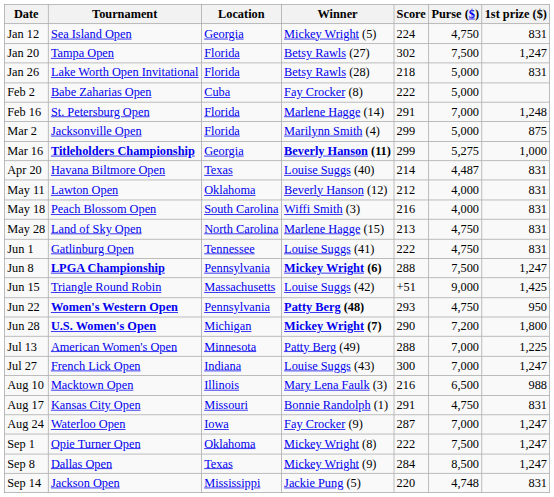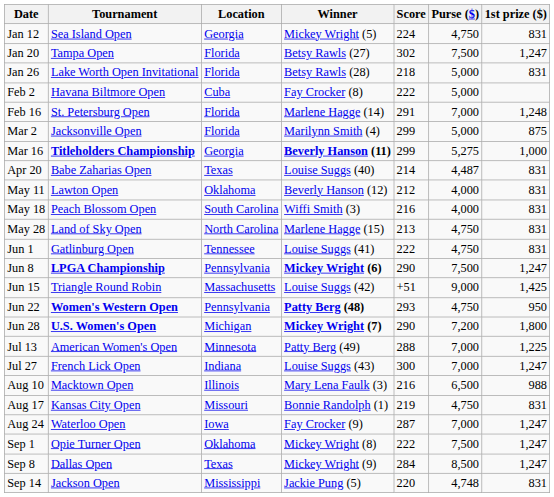(101, 92) Babe Zaharias Open -> (108, 92) Havana Biltmore Open
(108, 170) Havana Biltmore Open -> (101, 170) Babe Zaharias Open
(406, 268) 288 -> (406, 268) 290
(406, 405) 291 -> (406, 405) 219
